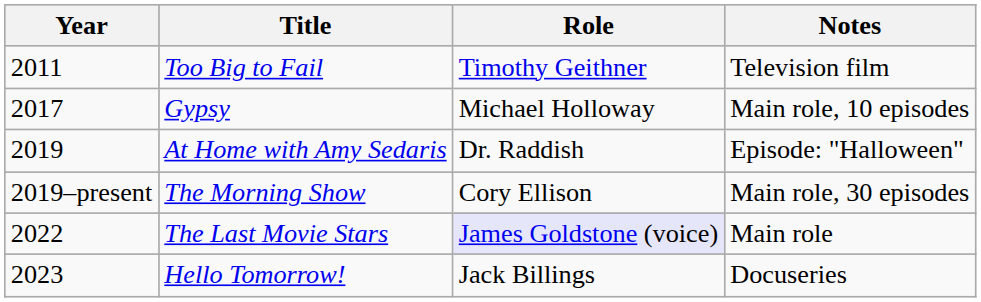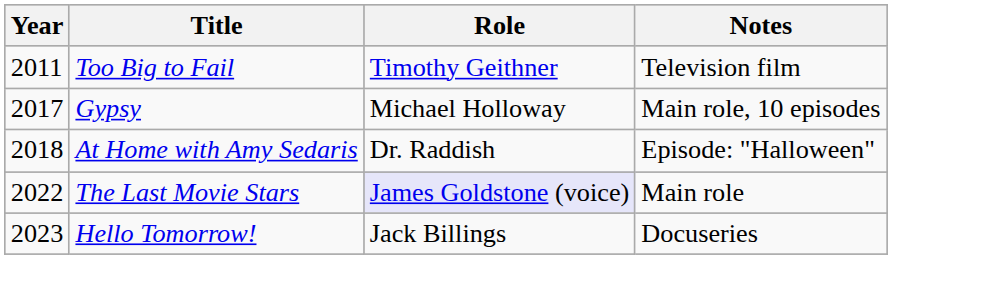(37, 150) 2019 -> (37, 150) 2018
- row: (265, 191)
